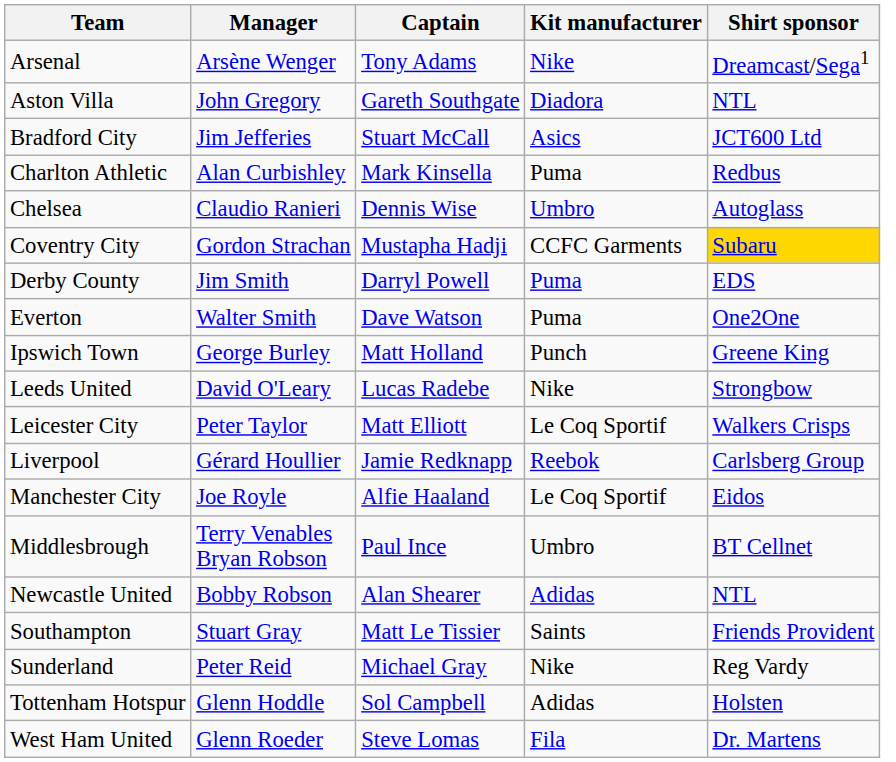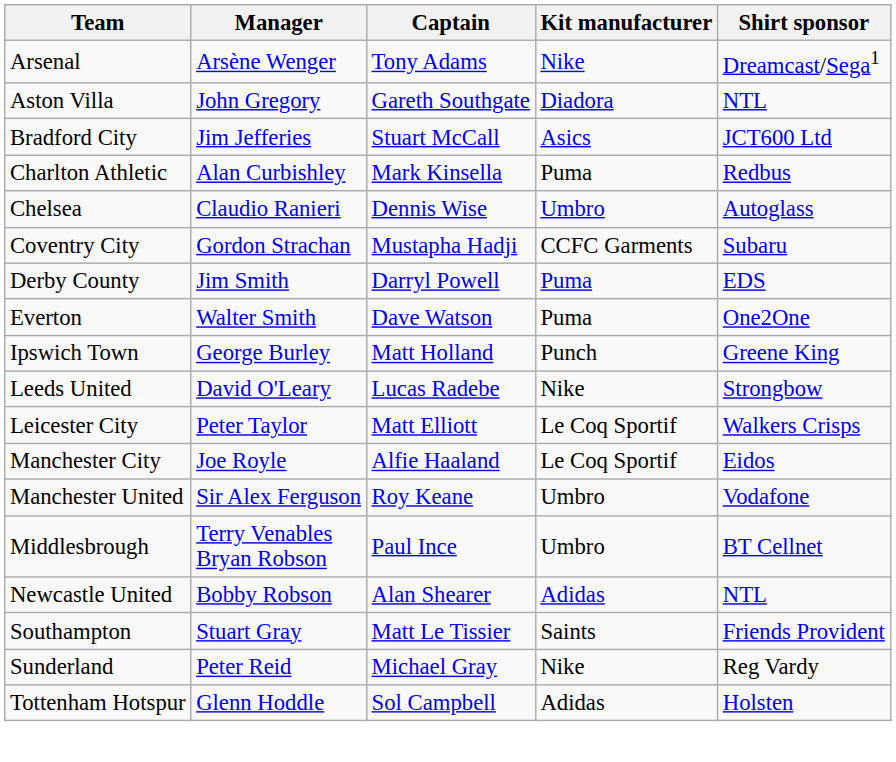(745, 244) gold background -> (755, 244) no background
- row: (55, 461)
+ row: (97, 497)
- row: (91, 738)
